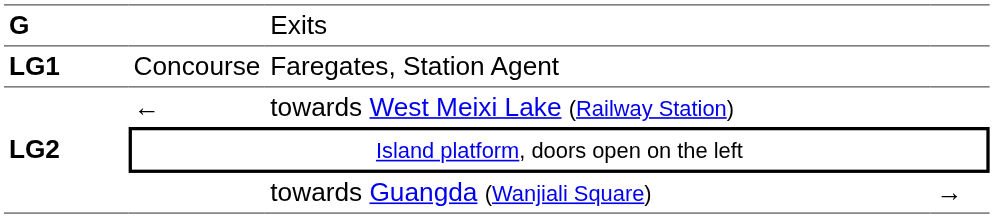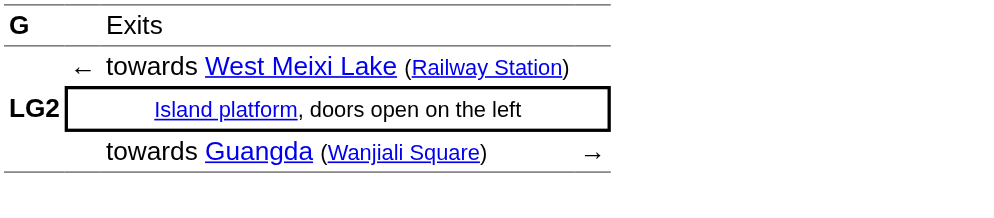- row: (197, 66)
